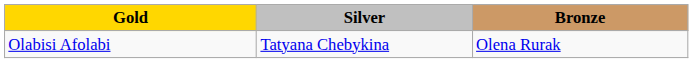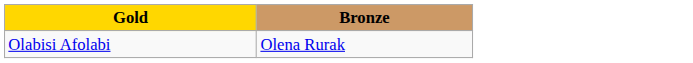- column: (364, 17)
